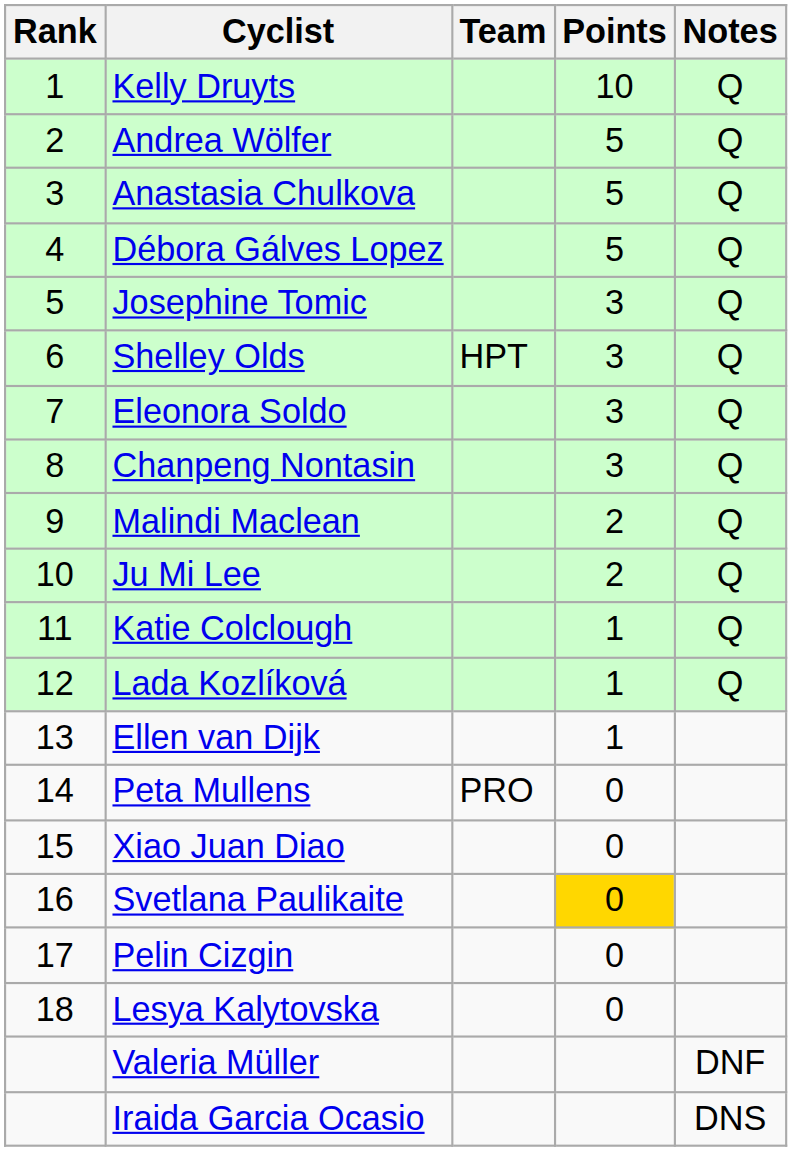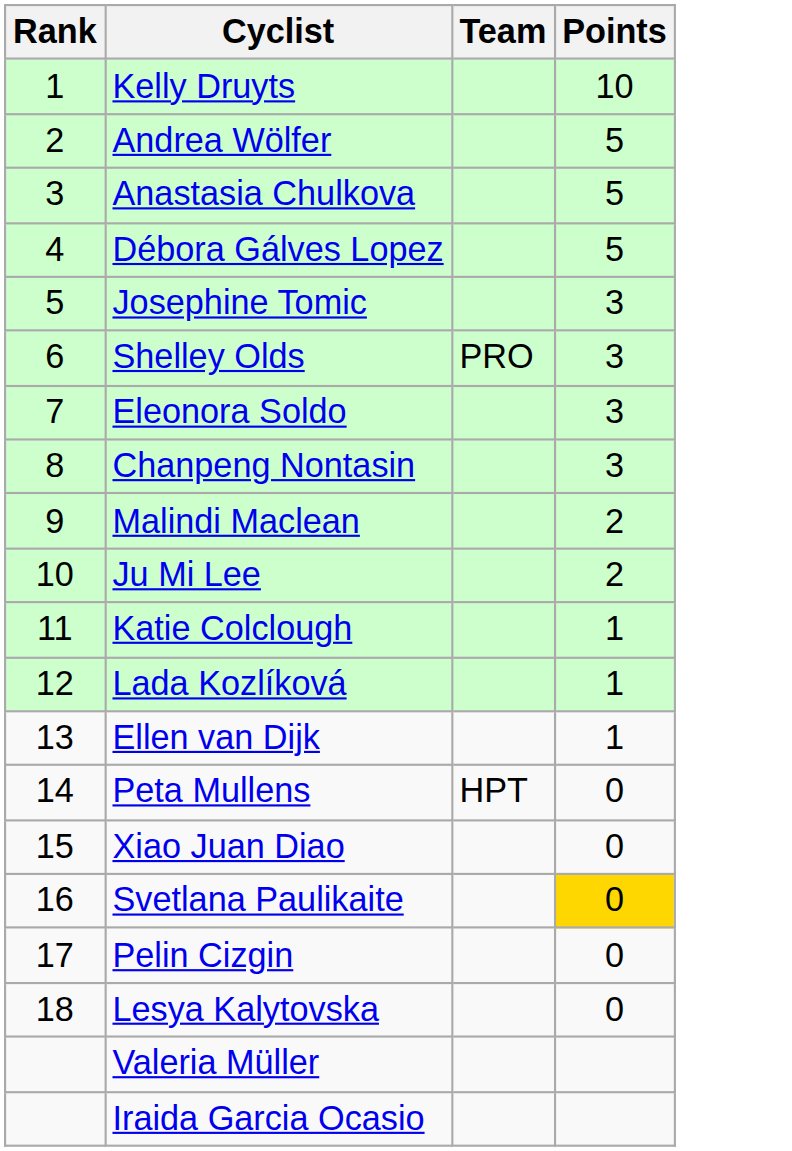- column: (730, 31)
(494, 357) HPT -> (497, 357) PRO
(497, 791) PRO -> (494, 791) HPT
